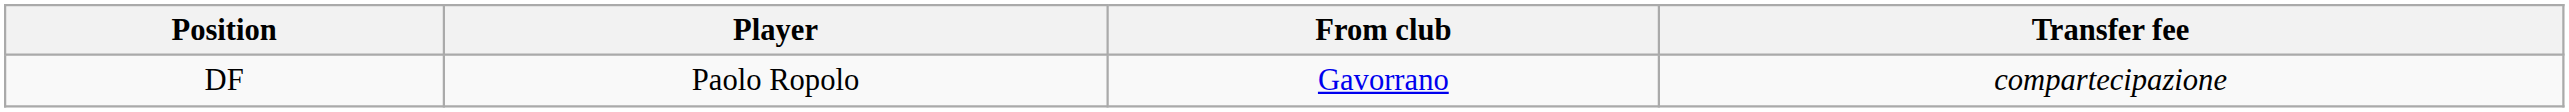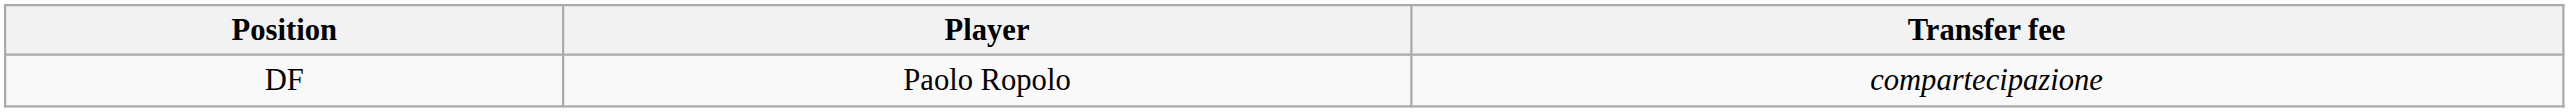- column: (1383, 29)
